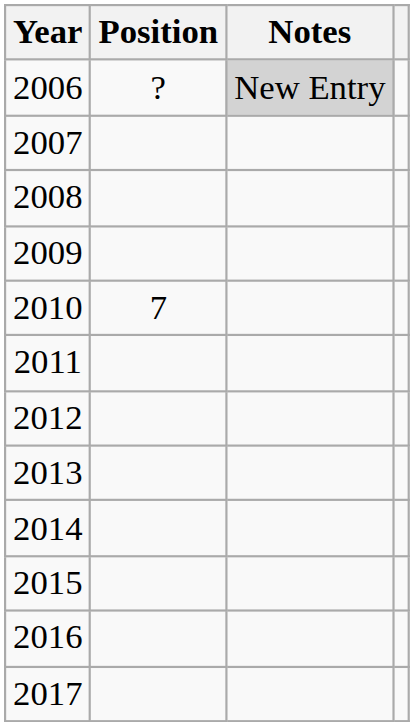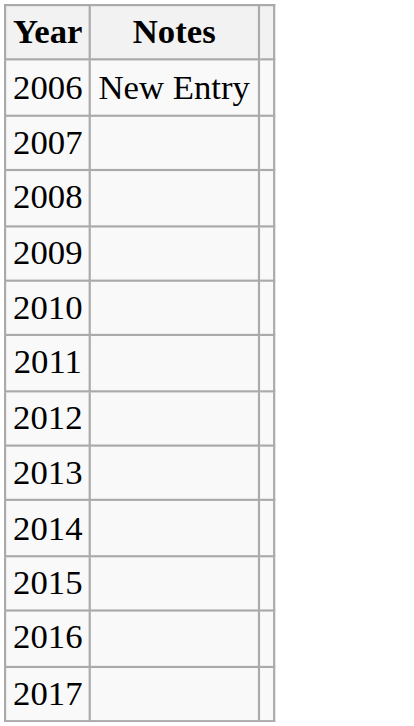- column: (158, 32)
(310, 87) lightgrey background -> (174, 87) no background
